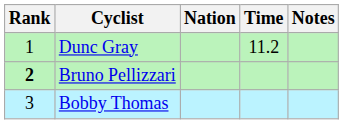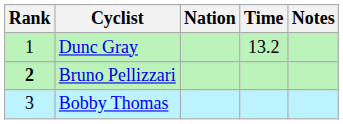(264, 47) 11.2 -> (264, 47) 13.2
